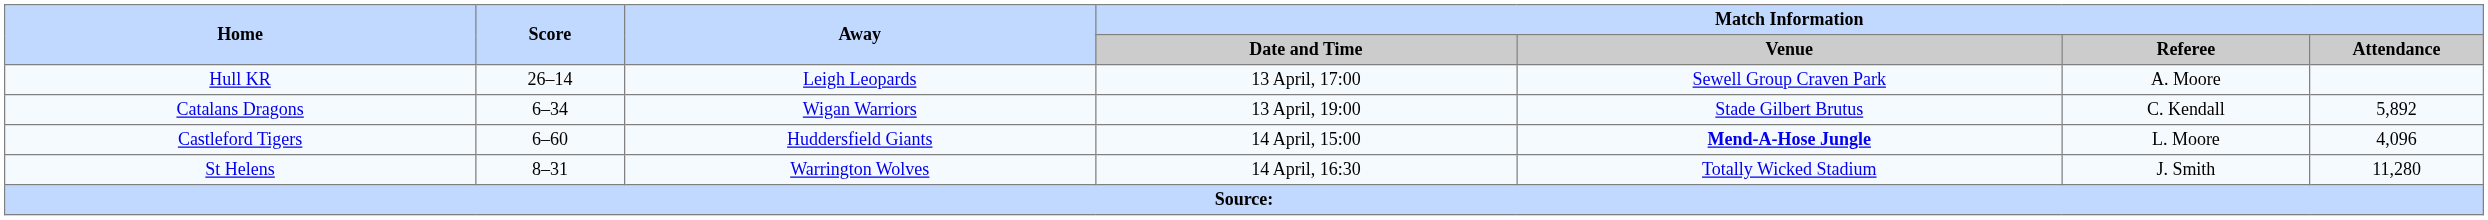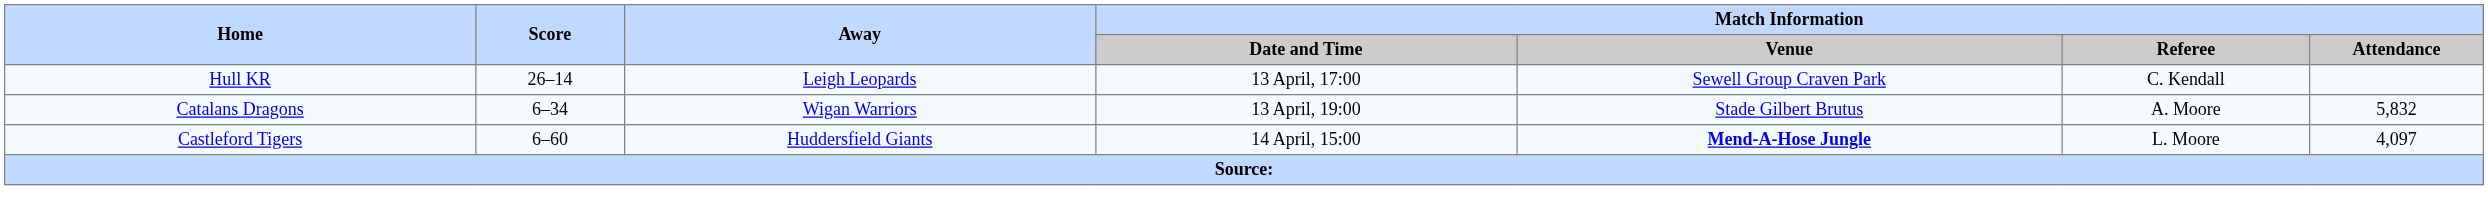(2186, 79) A. Moore -> (2186, 79) C. Kendall
(2186, 109) C. Kendall -> (2186, 109) A. Moore
(2397, 109) 5,892 -> (2397, 109) 5,832
(2397, 139) 4,096 -> (2397, 139) 4,097
- row: (240, 169)
